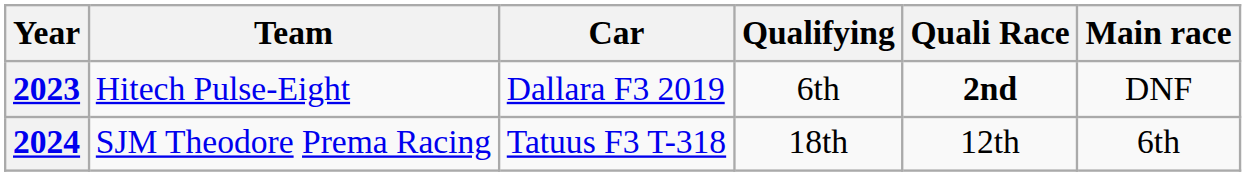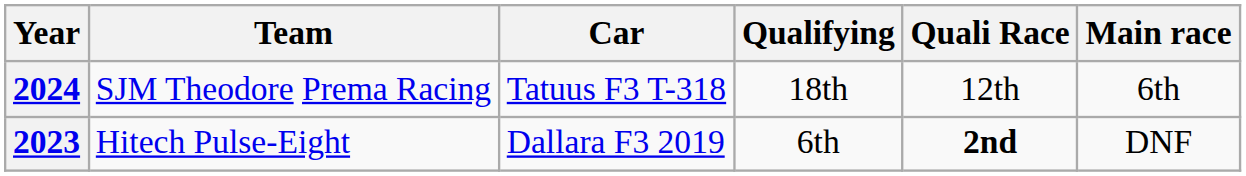rows swapped: (47, 87) <-> (47, 143)
